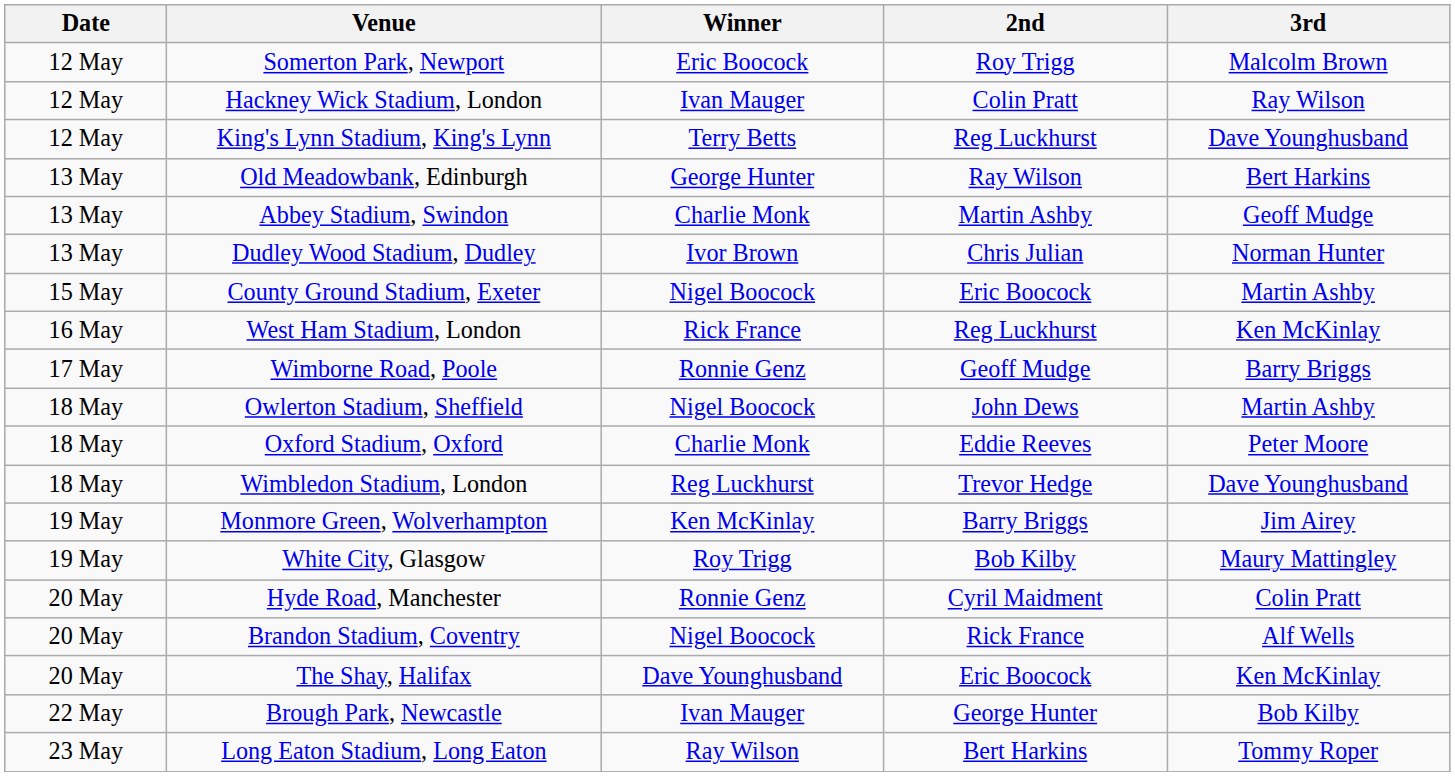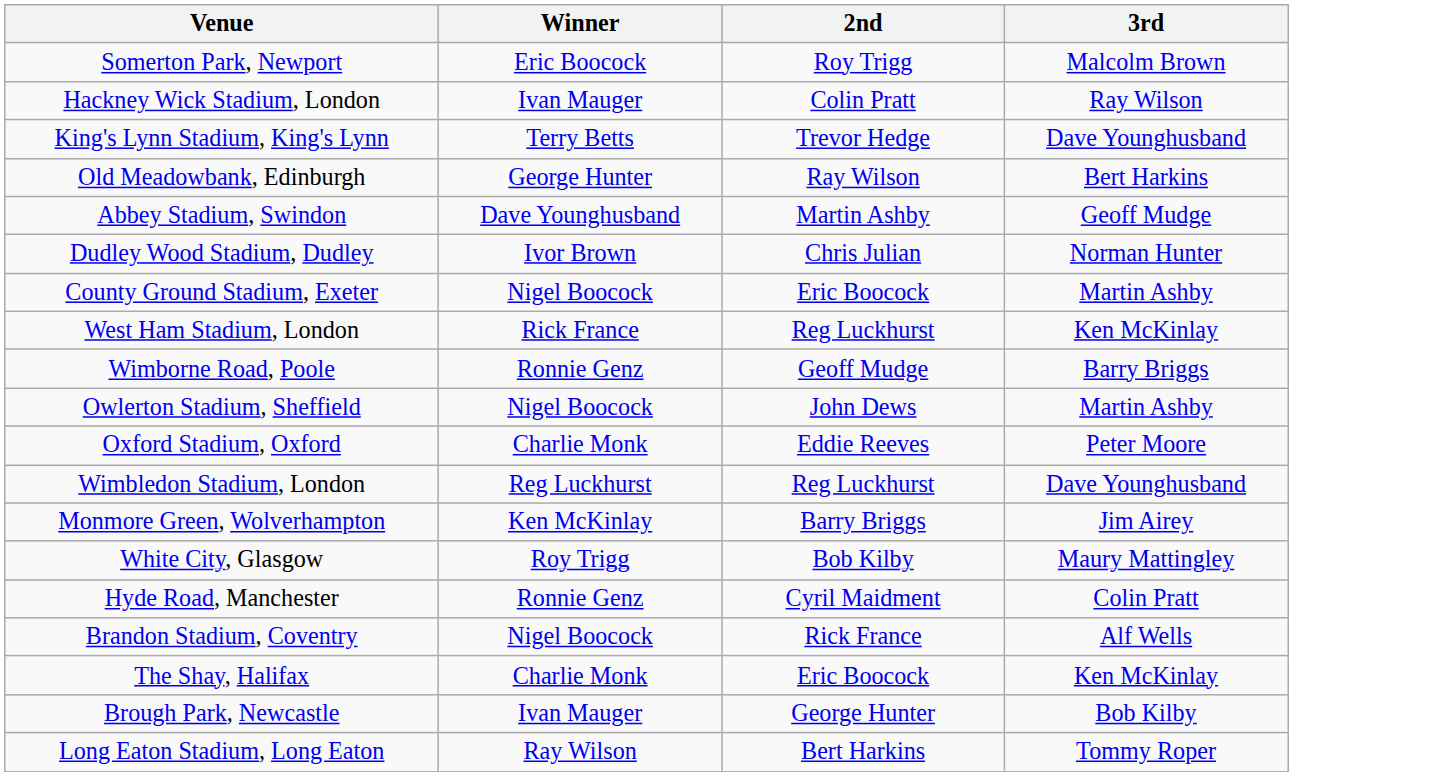- column: (86, 23)
(1025, 138) Reg Luckhurst -> (863, 138) Trevor Hedge
(742, 215) Charlie Monk -> (580, 215) Dave Younghusband
(1025, 483) Trevor Hedge -> (863, 483) Reg Luckhurst
(742, 675) Dave Younghusband -> (580, 675) Charlie Monk
